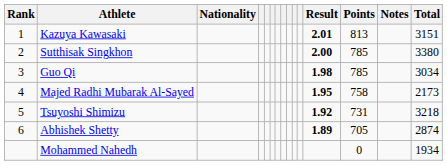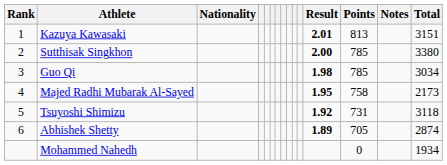(427, 112) 3218 -> (427, 112) 3118
